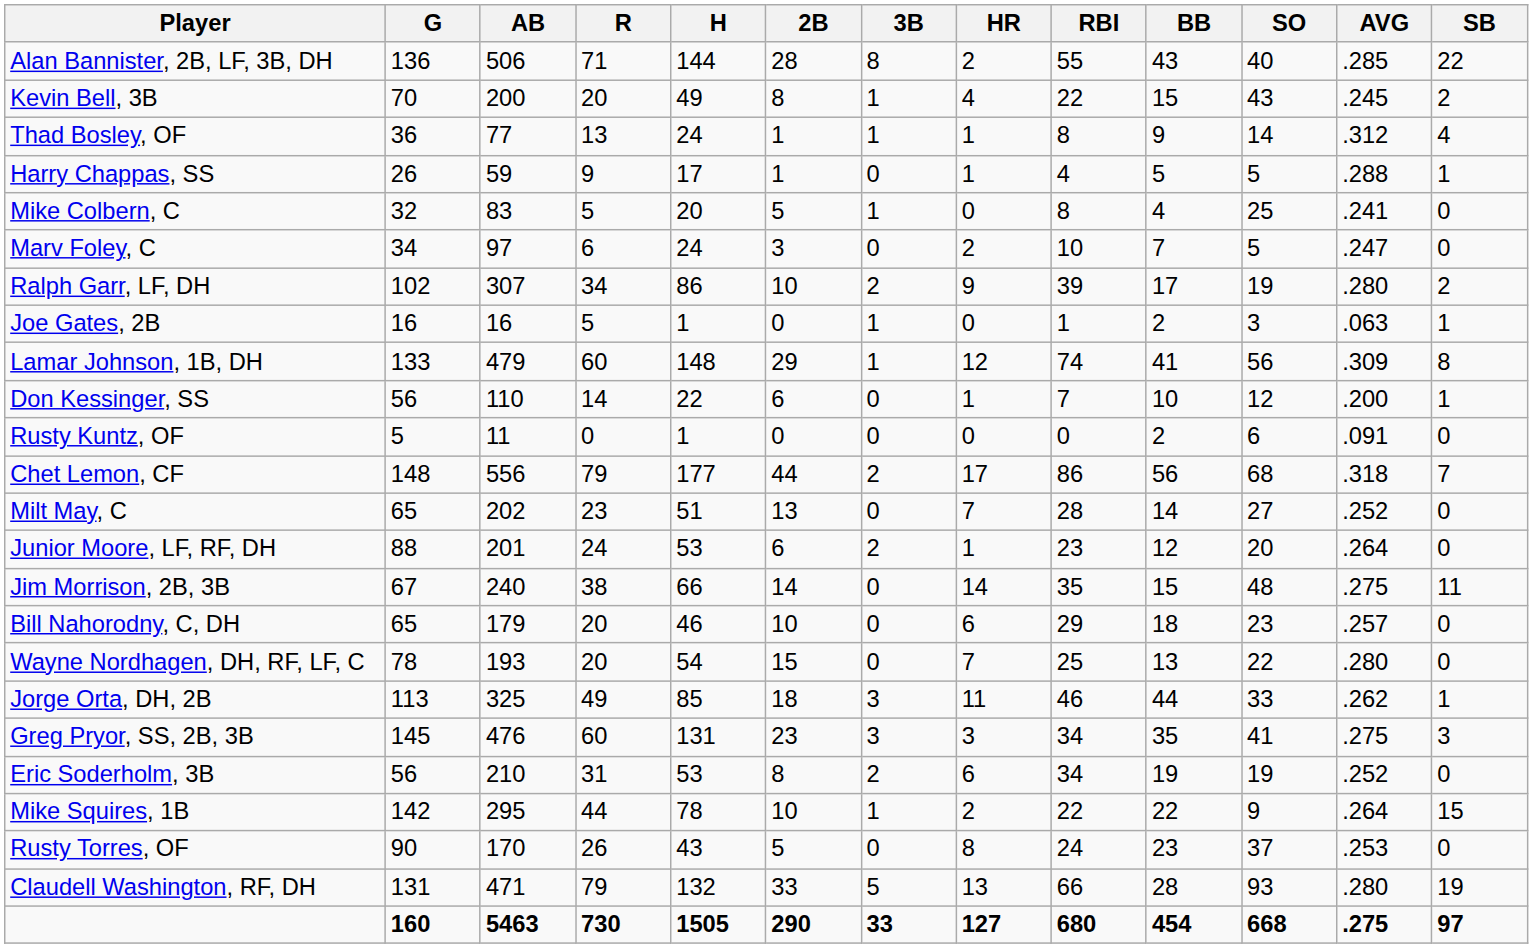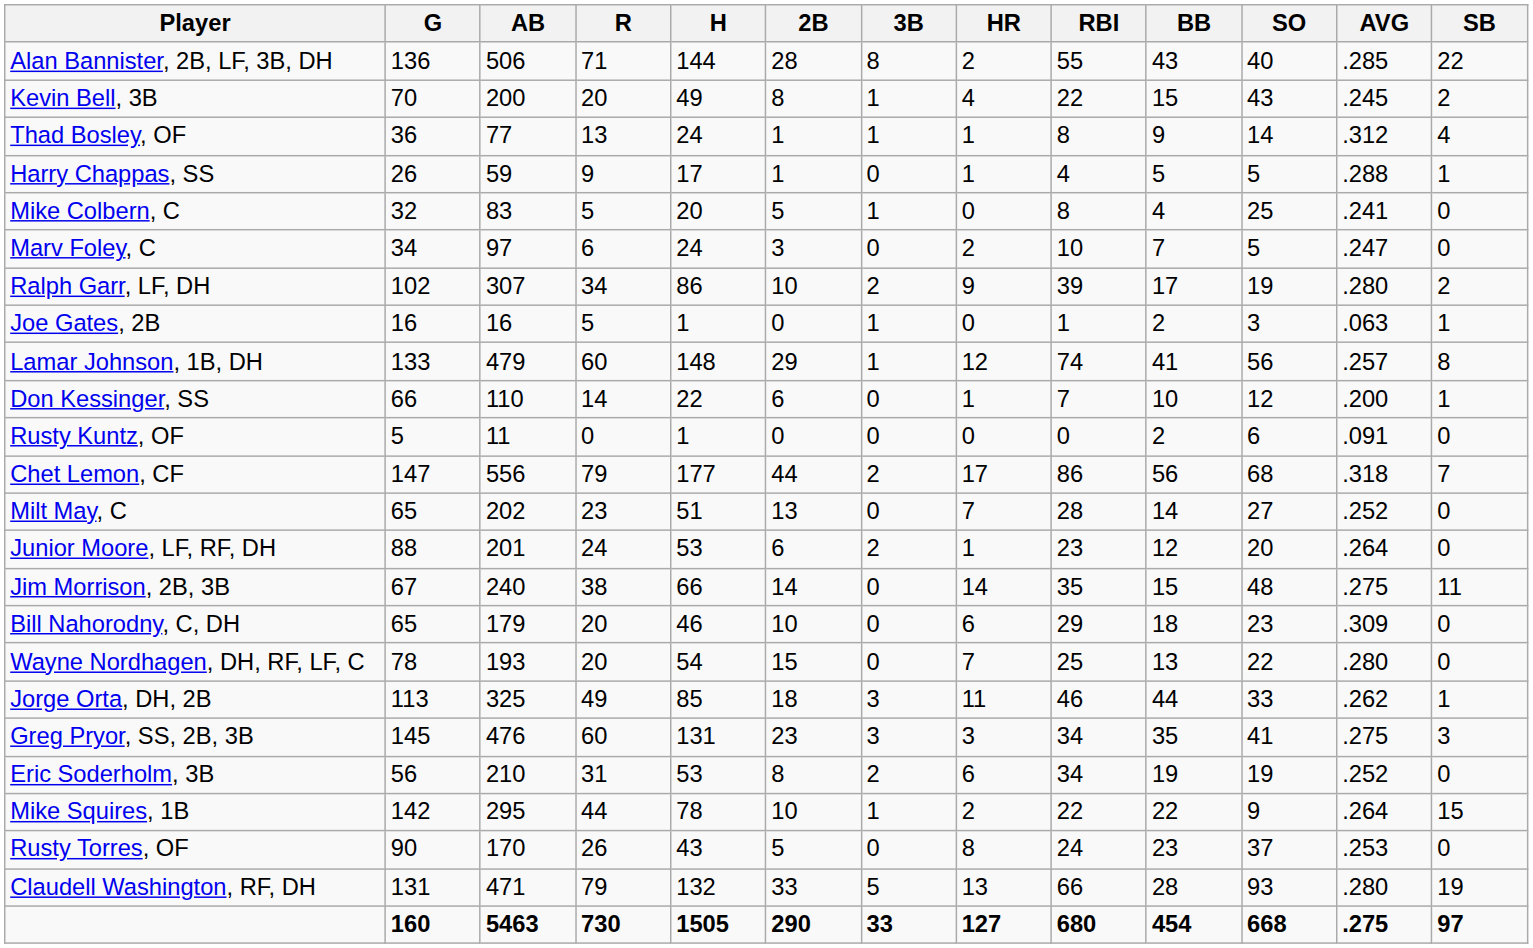(1365, 361) .309 -> (1365, 361) .257
(404, 398) 56 -> (404, 398) 66
(411, 473) 148 -> (411, 473) 147
(1365, 624) .257 -> (1365, 624) .309
